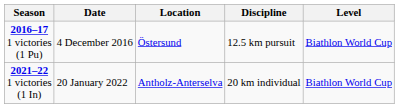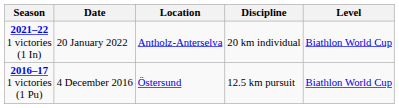rows swapped: (29, 42) <-> (29, 83)
